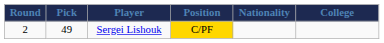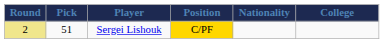(25, 30) no background -> (25, 30) khaki background
(67, 30) 49 -> (67, 30) 51
